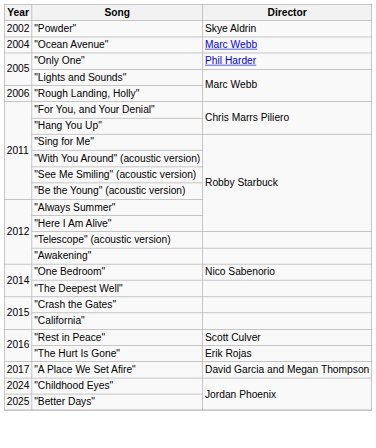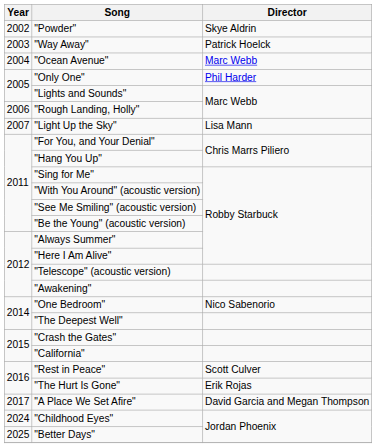+ row: (61, 45)
+ row: (75, 126)
